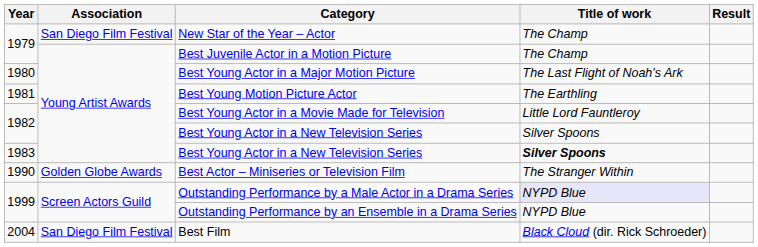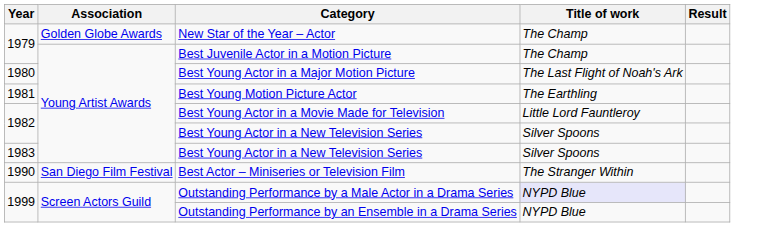(107, 34) San Diego Film Festival -> (101, 34) Golden Globe Awards
(564, 152) bold -> (561, 152) normal
(101, 172) Golden Globe Awards -> (107, 172) San Diego Film Festival
- row: (21, 232)
